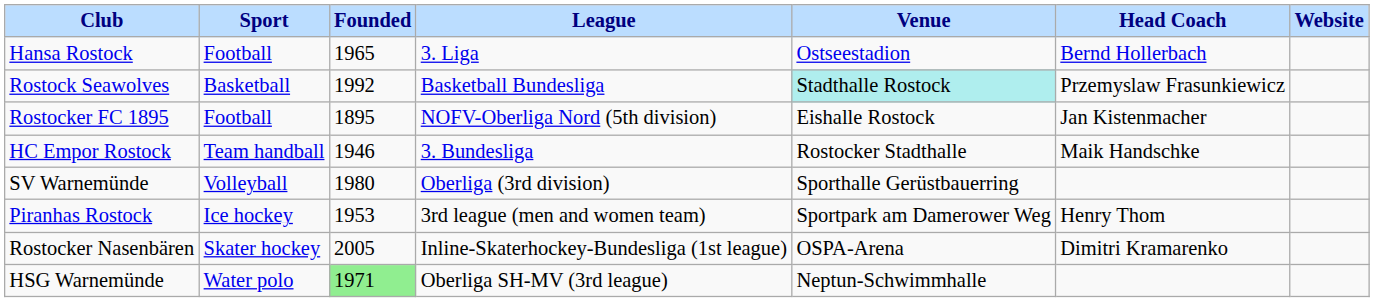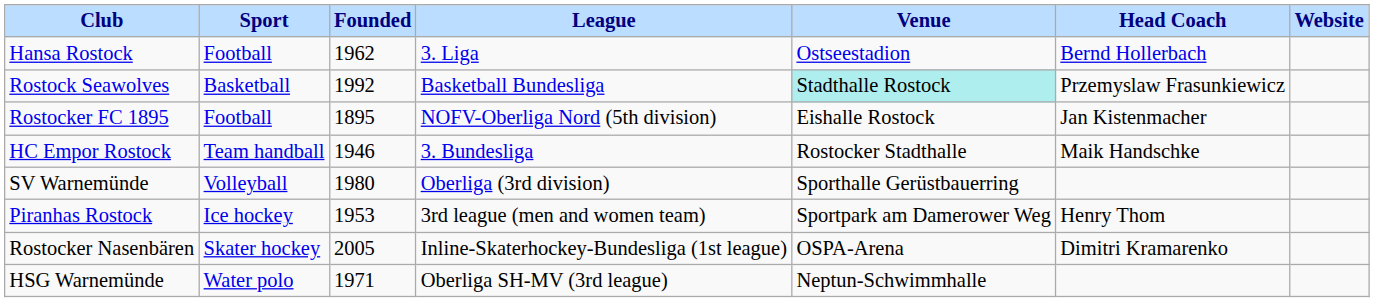(354, 53) 1965 -> (354, 53) 1962
(354, 280) lightgreen background -> (354, 280) no background
